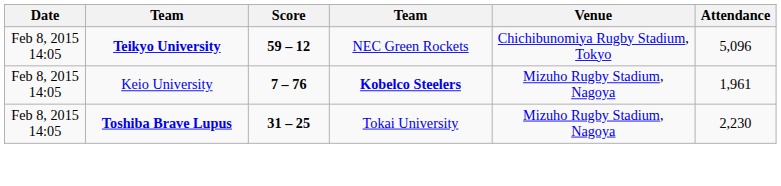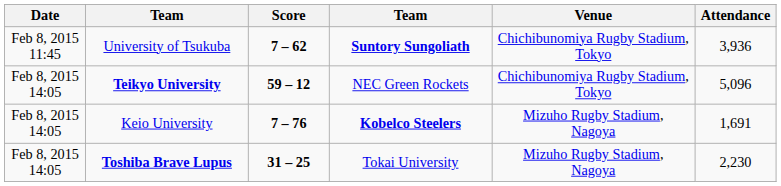+ row: (167, 46)
(735, 84) 1,961 -> (735, 123) 1,691
